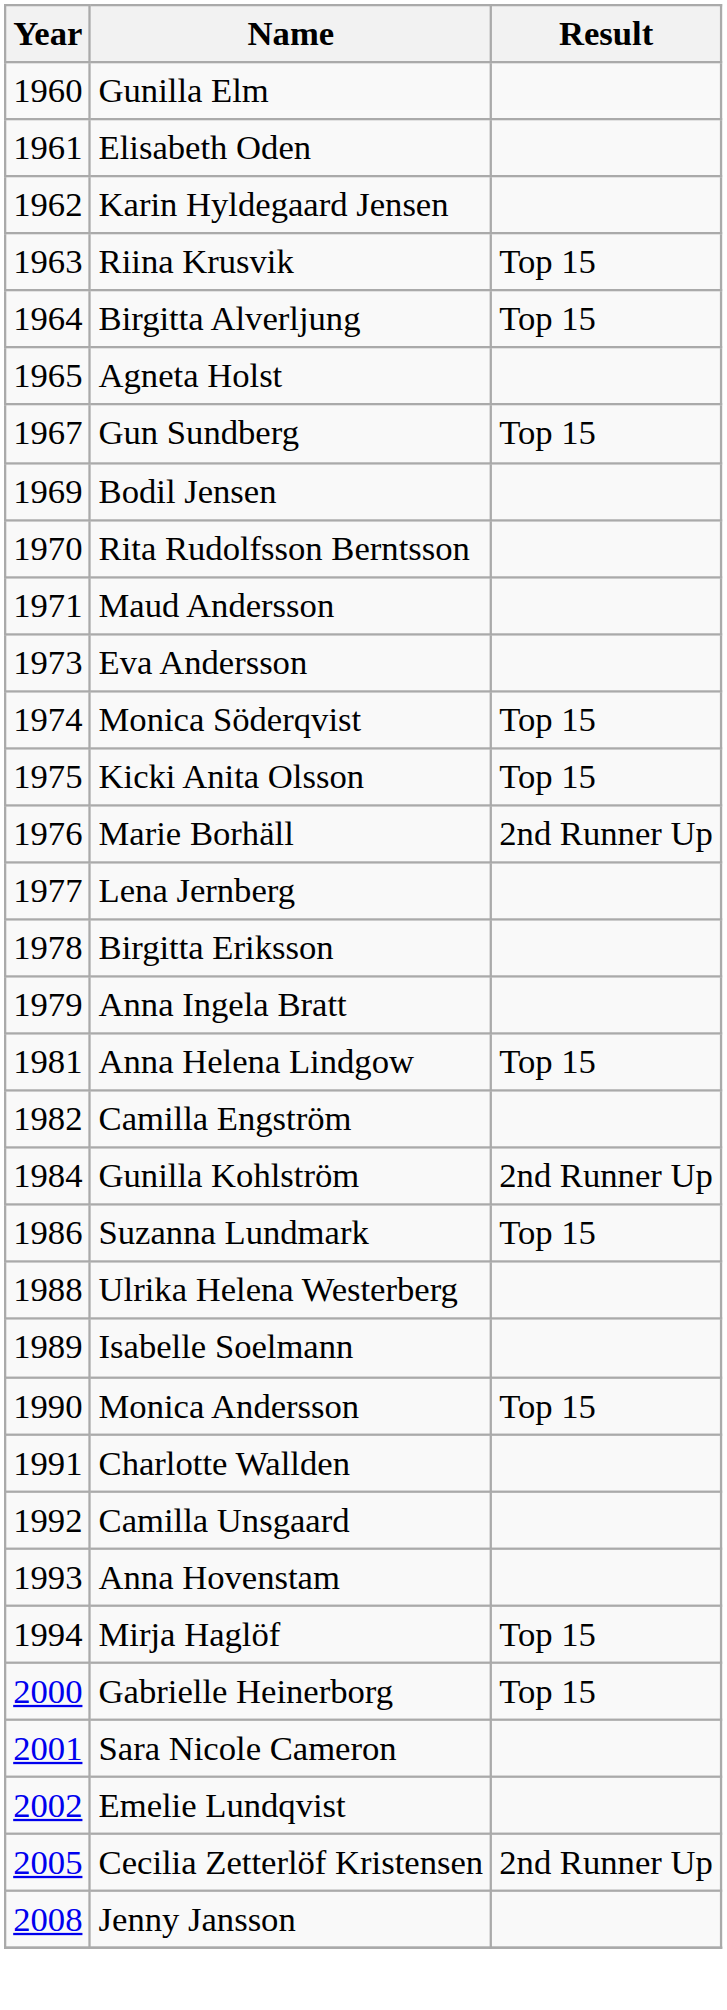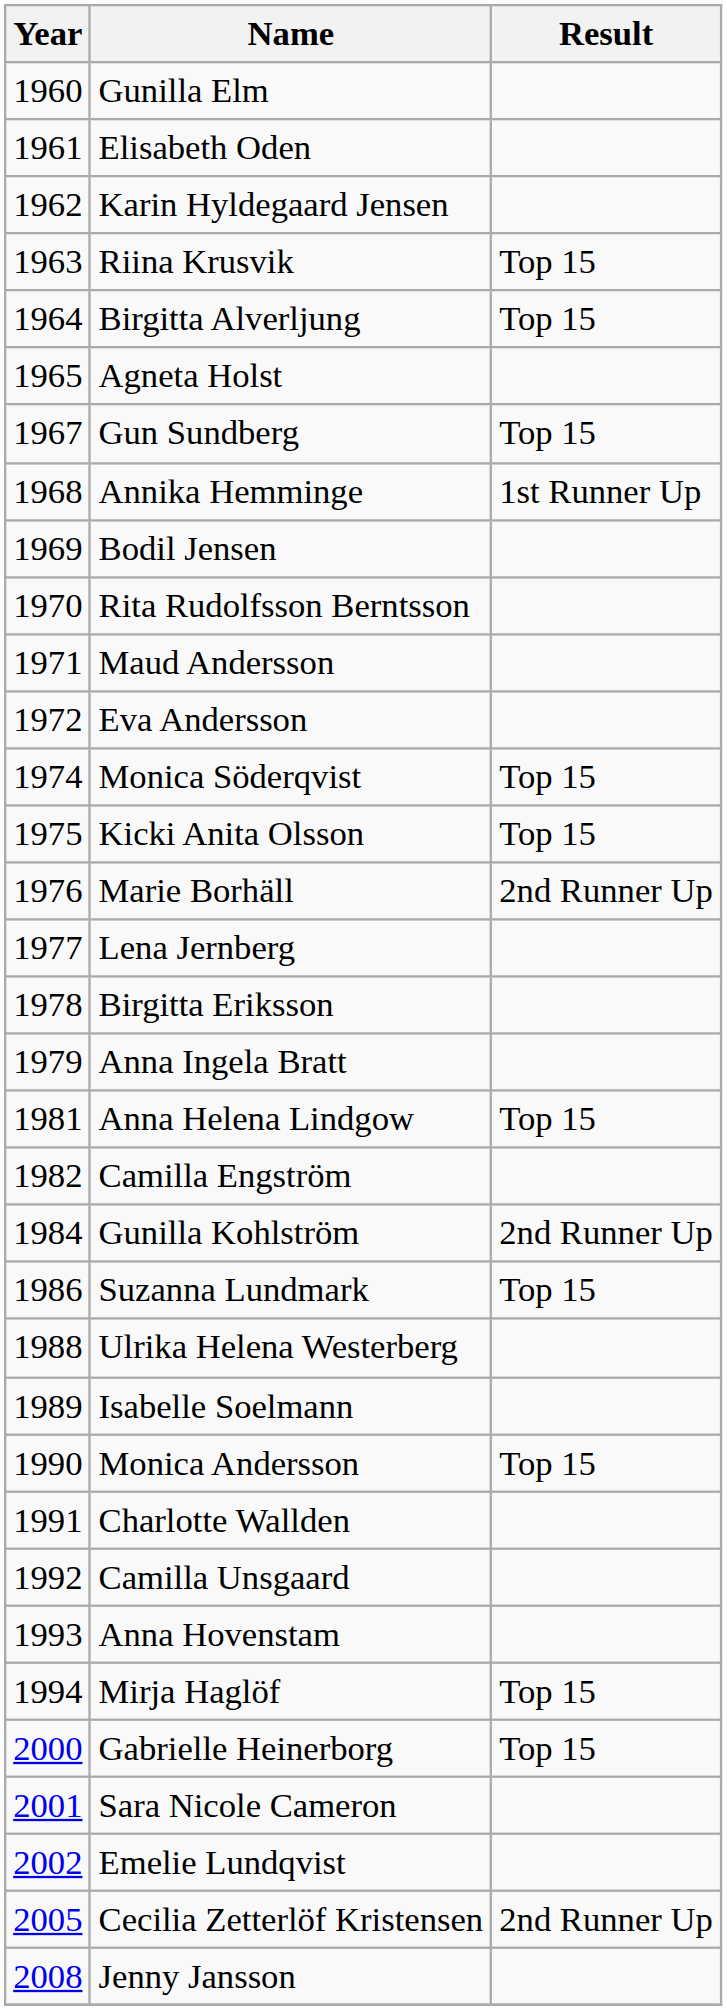+ row: (231, 490)
(48, 661) 1973 -> (48, 718) 1972
